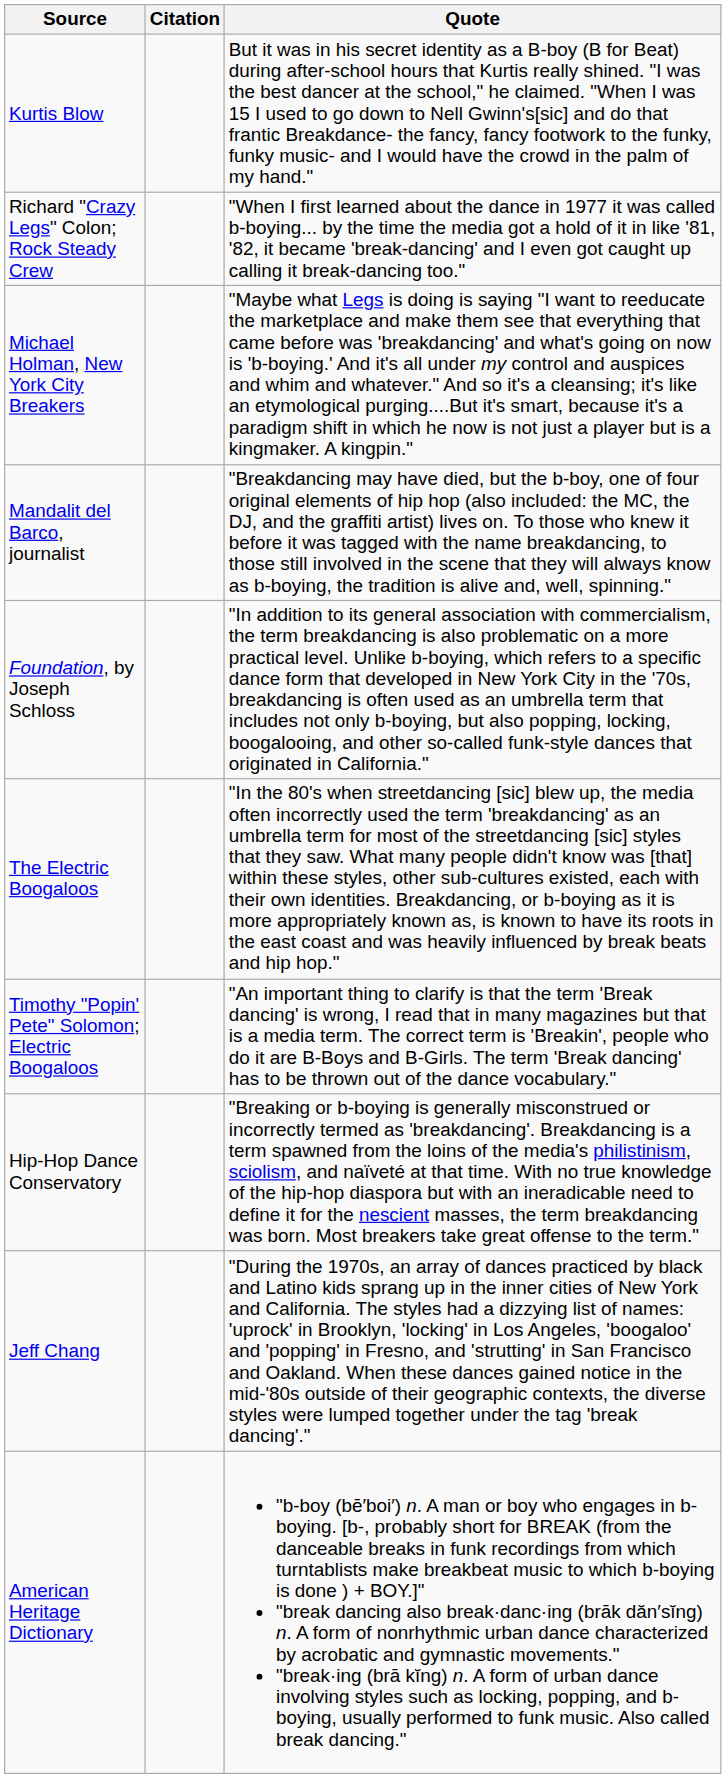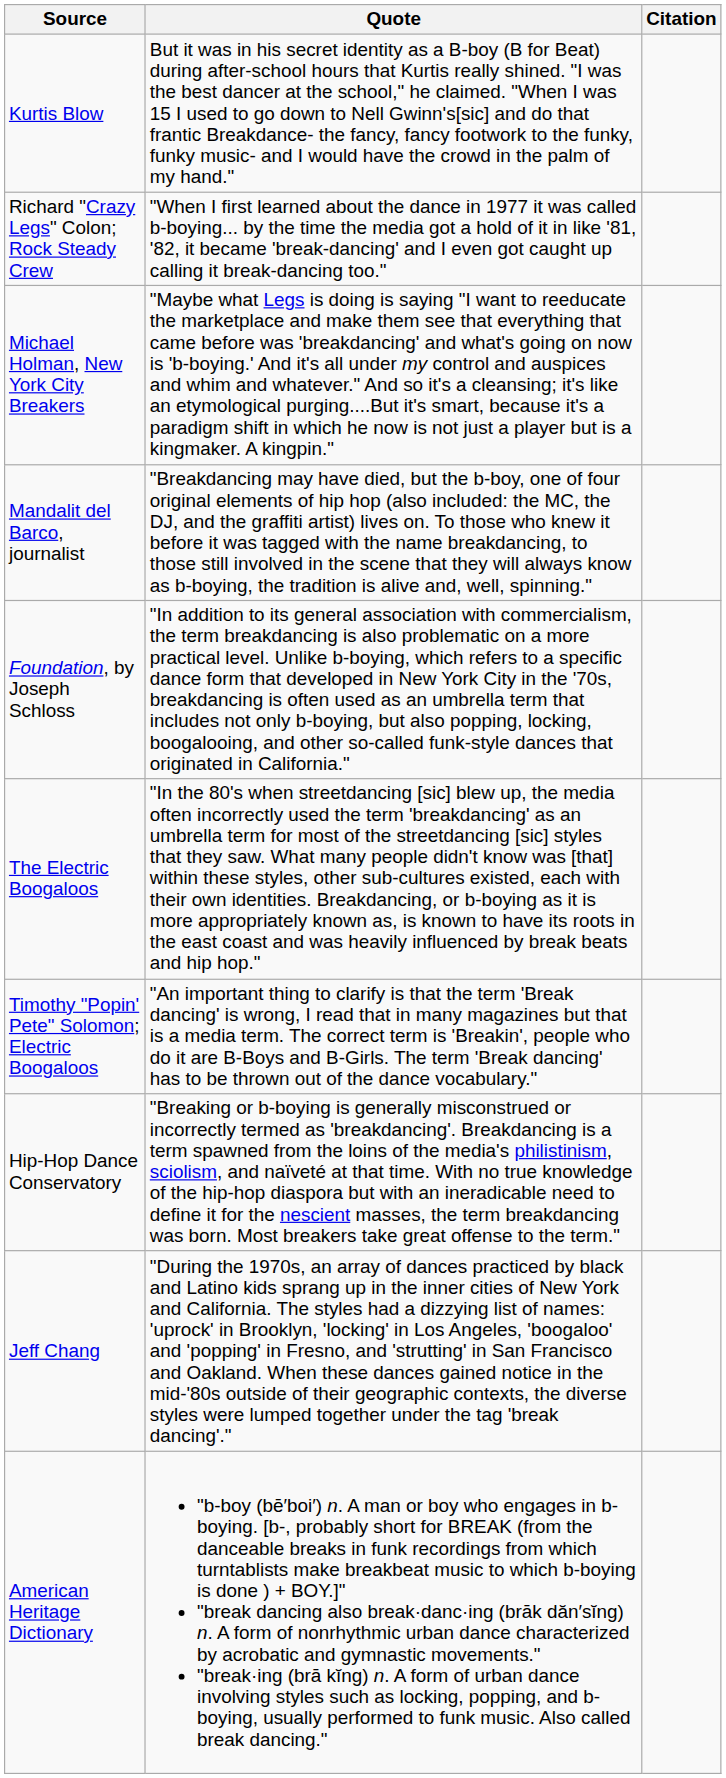columns swapped: (473, 19) <-> (185, 19)
